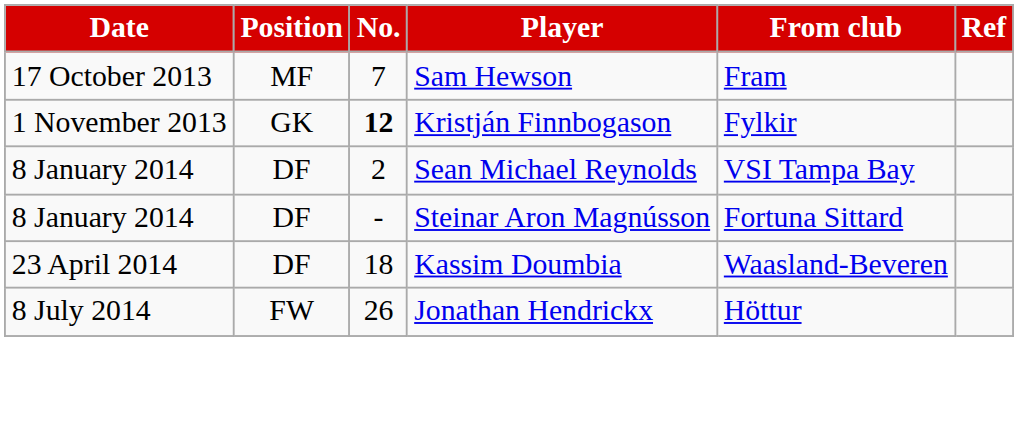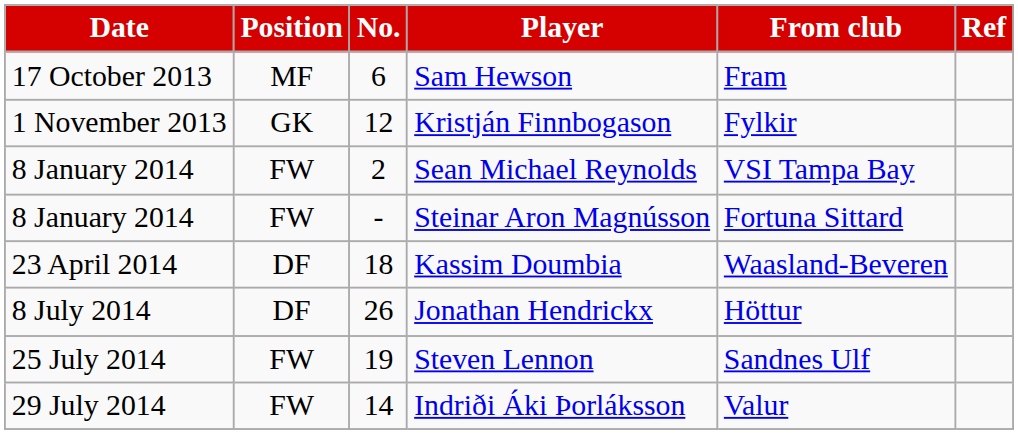(379, 75) 7 -> (379, 75) 6
(379, 122) bold -> (379, 122) normal
(292, 169) DF -> (292, 169) FW
(292, 216) DF -> (292, 216) FW
(292, 311) FW -> (292, 311) DF
+ row: (504, 358)
+ row: (550, 405)
